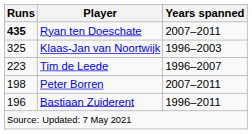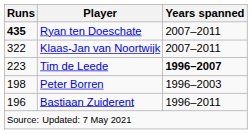(16, 48) 325 -> (16, 48) 322
(193, 48) 1996–2003 -> (193, 48) 2007–2011
(193, 66) normal -> (193, 66) bold
(193, 84) 2007–2011 -> (193, 84) 1996–2003
